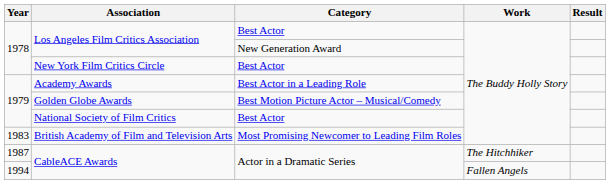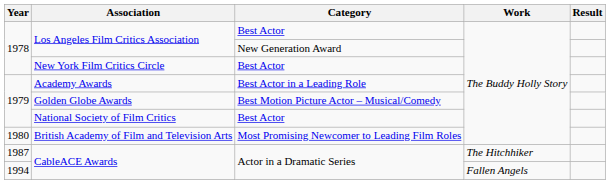(18, 135) 1983 -> (18, 135) 1980
